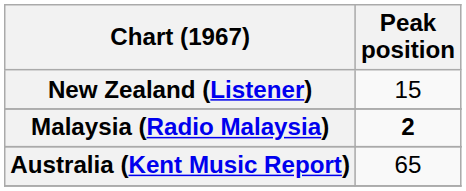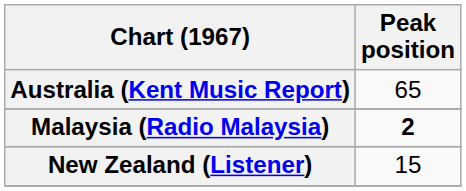rows swapped: (180, 165) <-> (180, 89)
